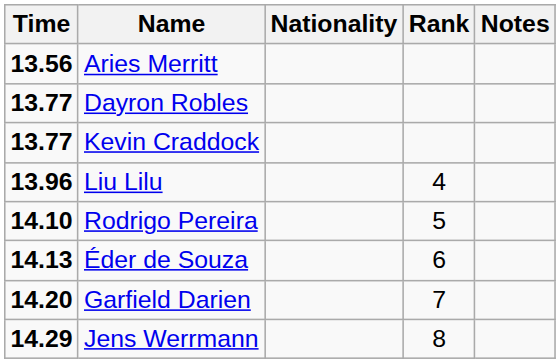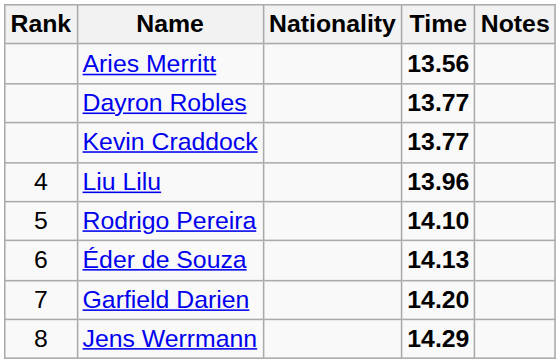columns swapped: (439, 24) <-> (42, 24)
